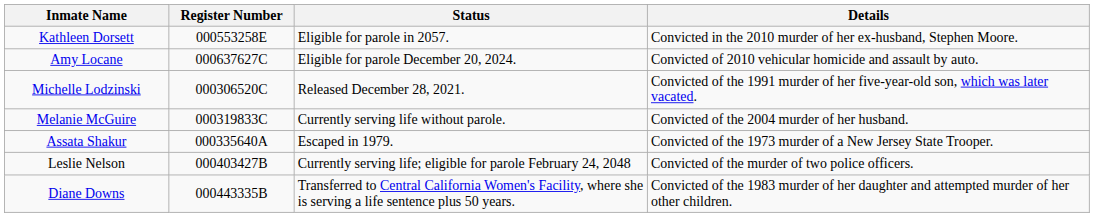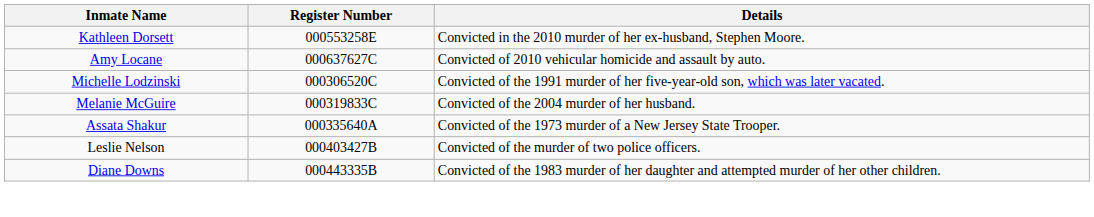- column: (471, 15)
